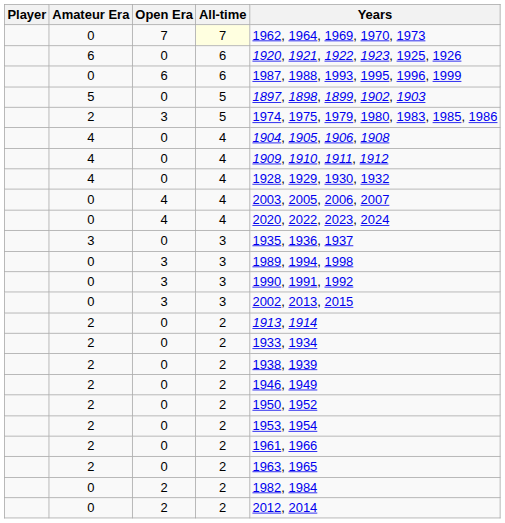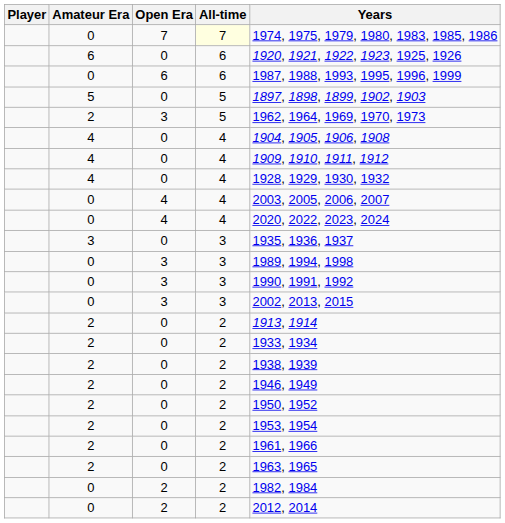(339, 35) 1962, 1964, 1969, 1970, 1973 -> (375, 35) 1974, 1975, 1979, 1980, 1983, 1985, 1986
(375, 117) 1974, 1975, 1979, 1980, 1983, 1985, 1986 -> (339, 117) 1962, 1964, 1969, 1970, 1973
